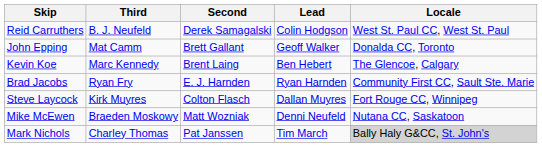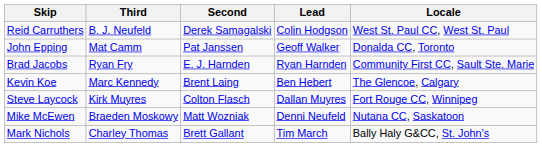(213, 47) Brett Gallant -> (213, 47) Pat Janssen
rows swapped: (37, 82) <-> (32, 64)
(213, 133) Pat Janssen -> (213, 133) Brett Gallant
(421, 133) lightgrey background -> (421, 133) no background
